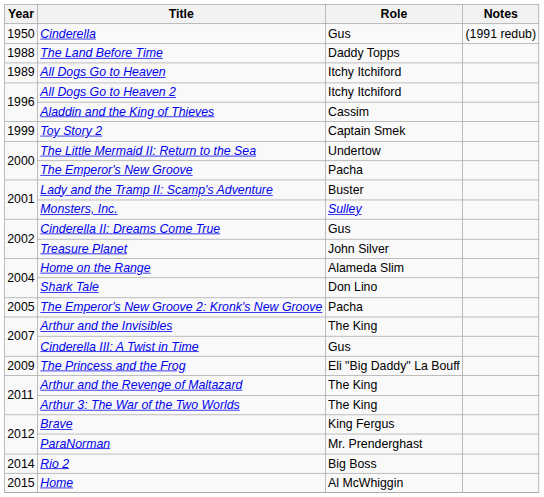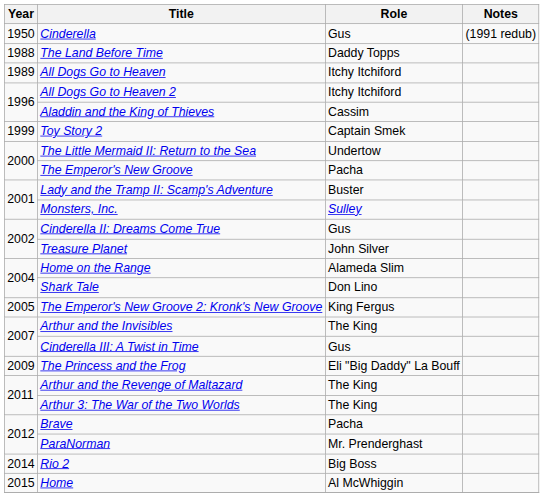(345, 307) Pacha -> (361, 307) King Fergus
(361, 424) King Fergus -> (345, 424) Pacha
